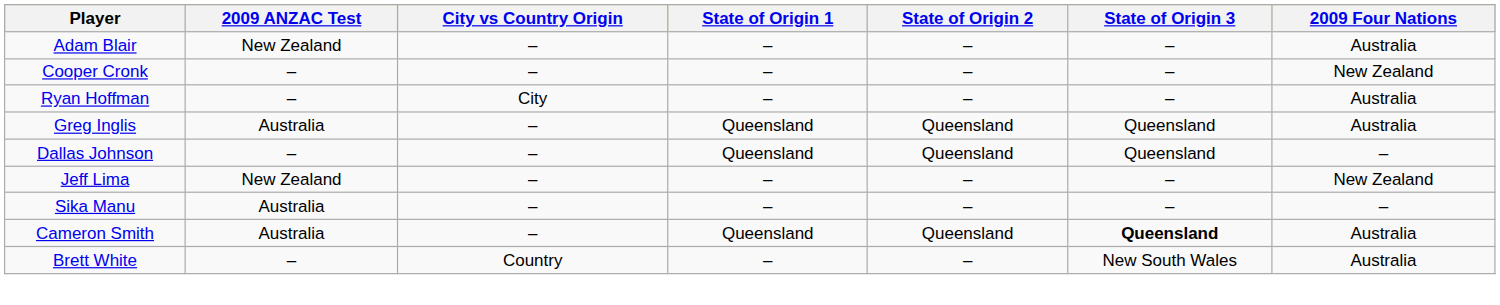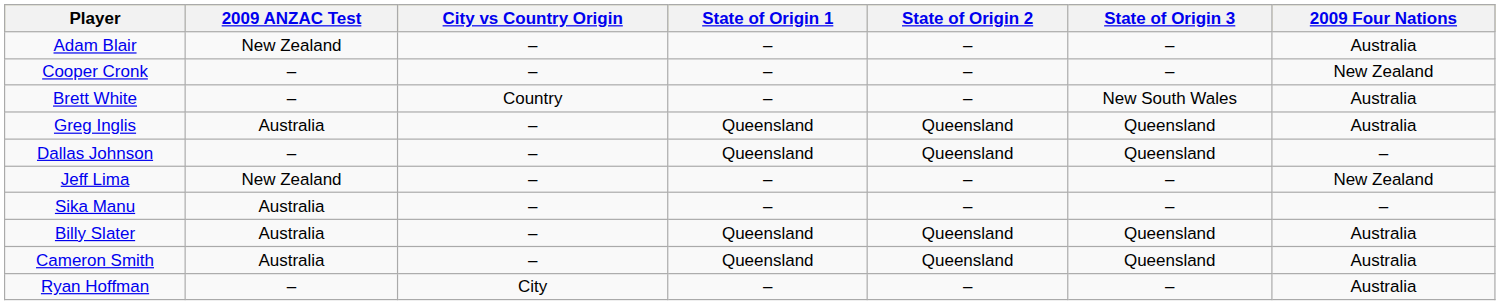rows swapped: (95, 99) <-> (95, 260)
+ row: (95, 233)
(1170, 233) bold -> (1170, 260) normal
